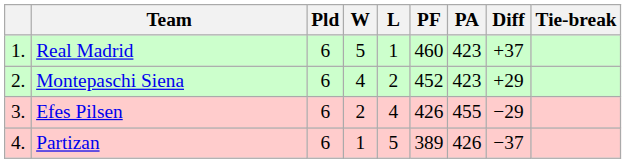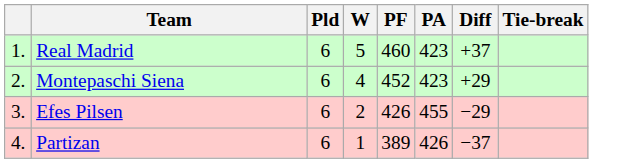- column: (393, 19)
